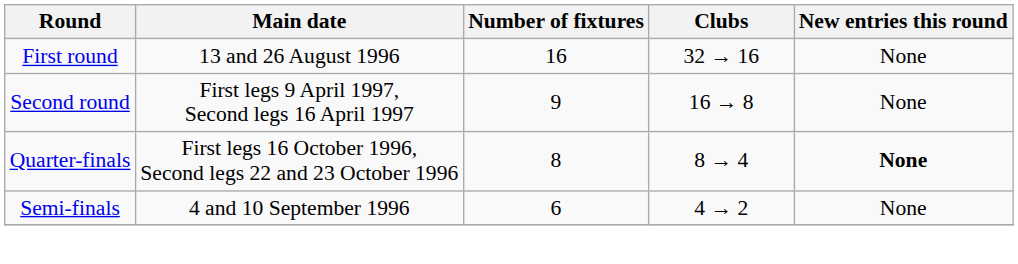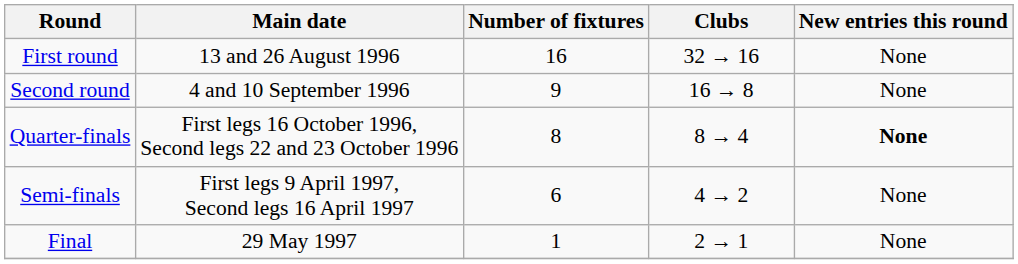(299, 102) First legs 9 April 1997, Second legs 16 April 1997 -> (299, 90) 4 and 10 September 1996
(299, 207) 4 and 10 September 1996 -> (299, 195) First legs 9 April 1997, Second legs 16 April 1997
+ row: (70, 241)
